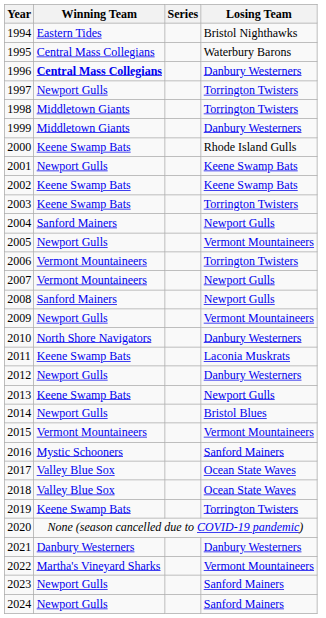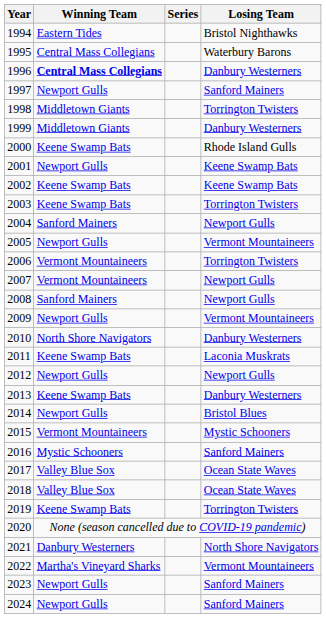(251, 90) Torrington Twisters -> (244, 90) Sanford Mainers
(253, 375) Danbury Westerners -> (239, 375) Newport Gulls
(239, 394) Newport Gulls -> (253, 394) Danbury Westerners
(259, 432) Vermont Mountaineers -> (247, 432) Mystic Schooners
(253, 546) Danbury Westerners -> (261, 546) North Shore Navigators
